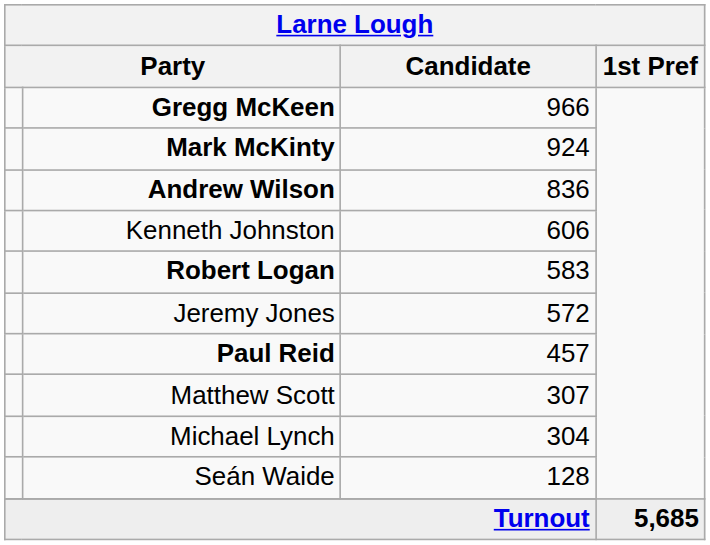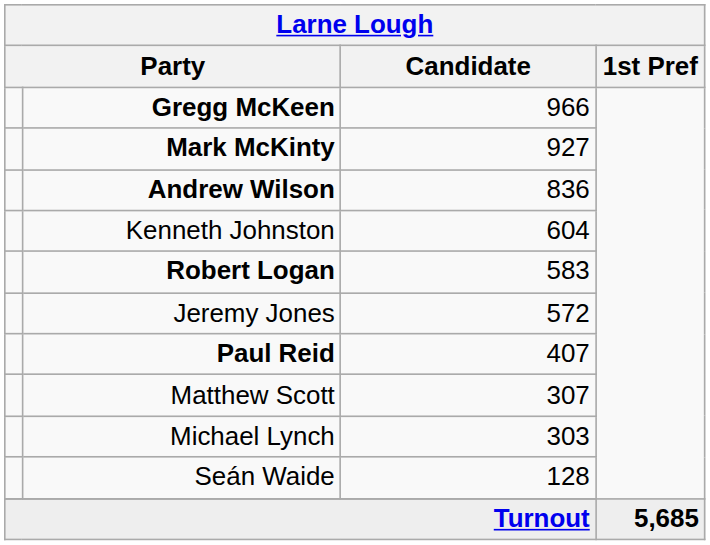(568, 148) 924 -> (568, 148) 927
(568, 230) 606 -> (568, 230) 604
(568, 353) 457 -> (568, 353) 407
(568, 436) 304 -> (568, 436) 303
